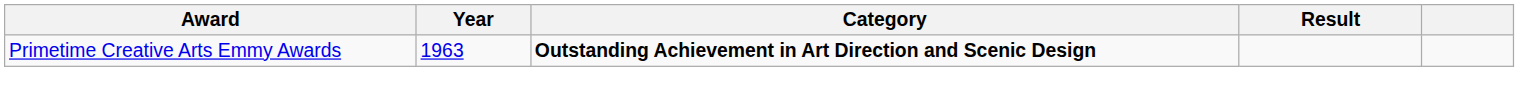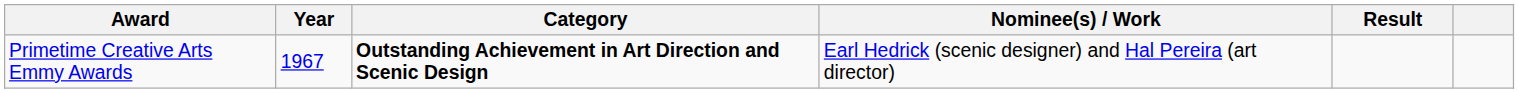+ column: (1076, 19)
(442, 50) 1963 -> (302, 61) 1967
